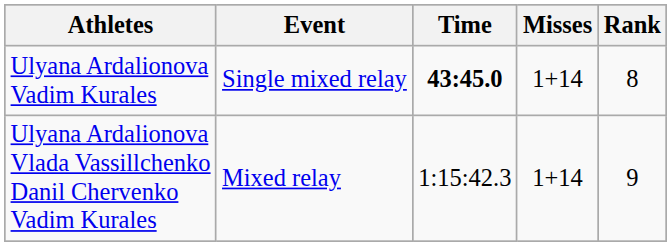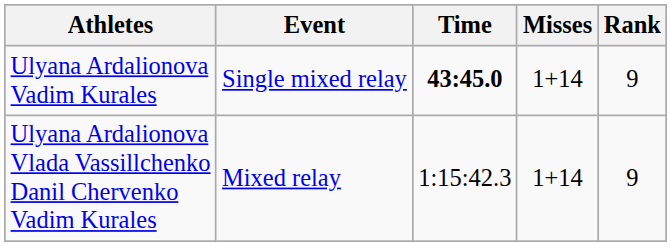(632, 79) 8 -> (632, 79) 9
